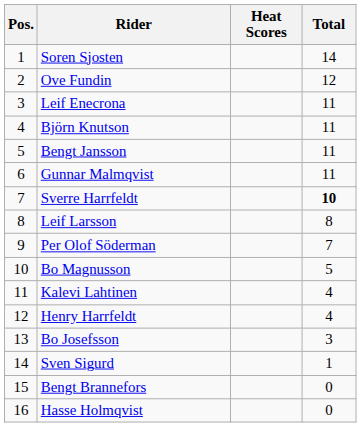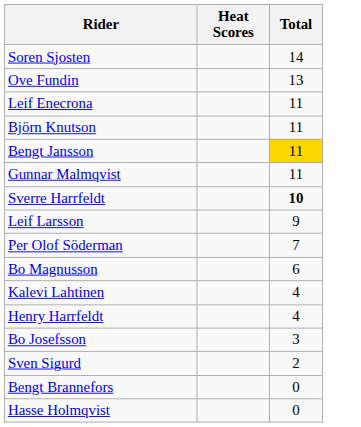- column: (21, 24)
(329, 80) 12 -> (296, 80) 13
(329, 151) no background -> (296, 151) gold background
(329, 221) 8 -> (296, 221) 9
(329, 269) 5 -> (296, 269) 6
(329, 363) 1 -> (296, 363) 2
